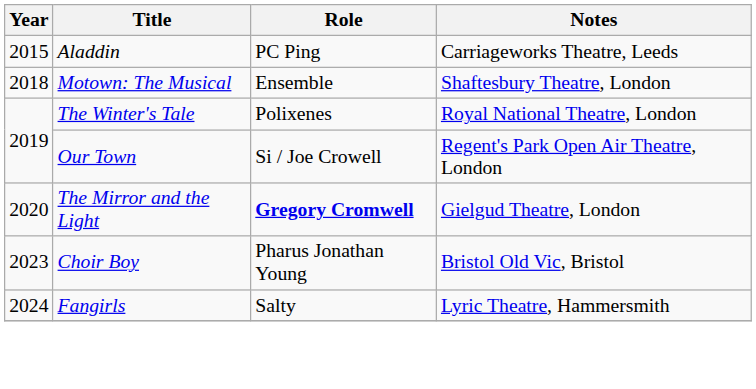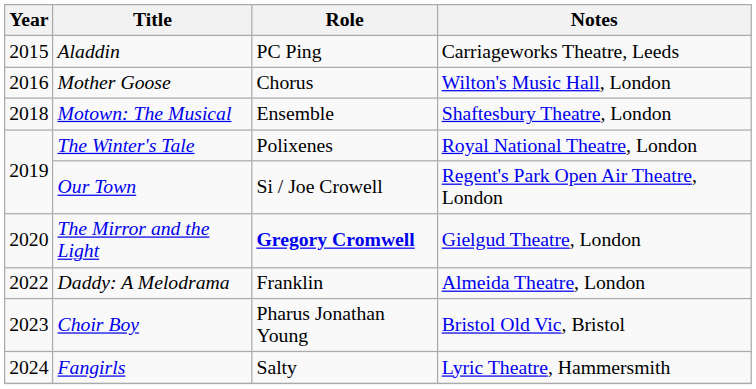+ row: (114, 82)
+ row: (144, 282)
